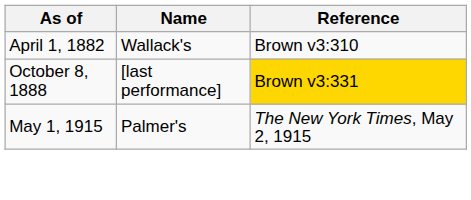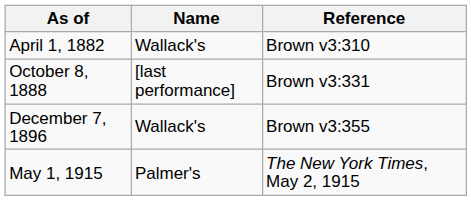(306, 81) gold background -> (318, 81) no background
+ row: (58, 127)
